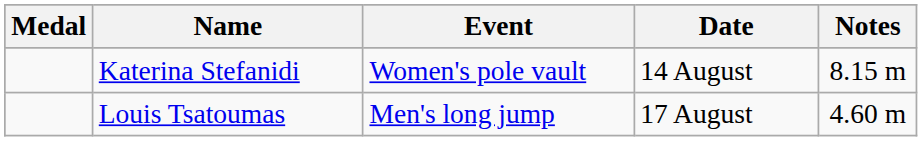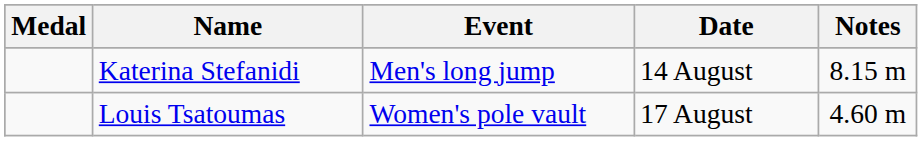(478, 69) Women's pole vault -> (462, 69) Men's long jump
(462, 113) Men's long jump -> (478, 113) Women's pole vault
